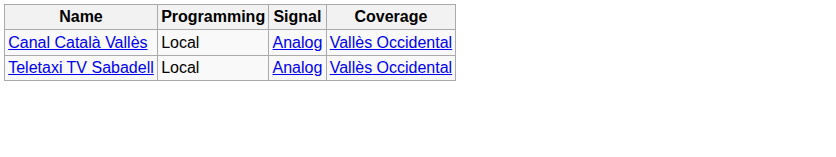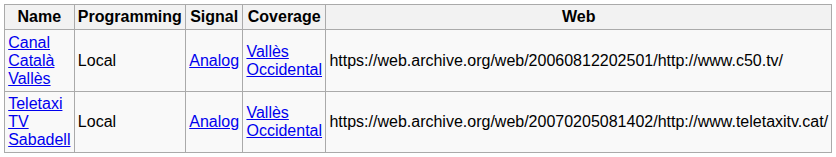+ column: (579, 17)
